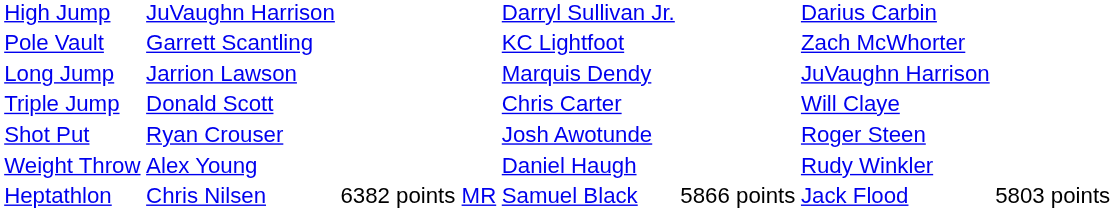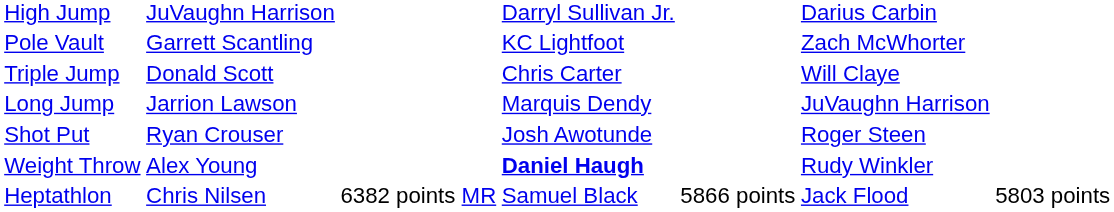rows swapped: (59, 73) <-> (62, 104)
(569, 165) normal -> (573, 165) bold
